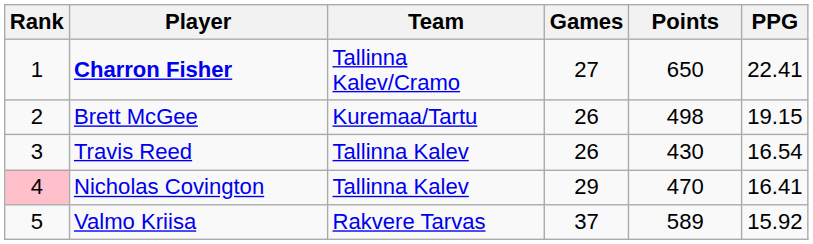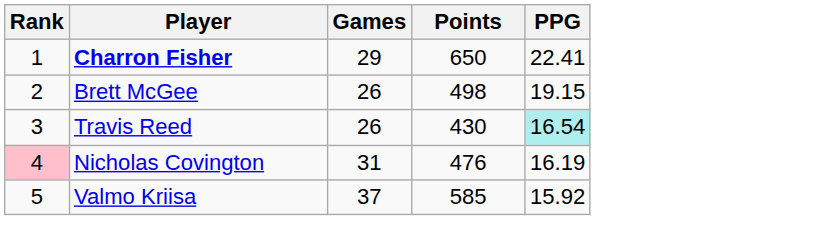- column: (436, 22)
(587, 69) 27 -> (369, 57) 29
(775, 151) no background -> (558, 127) paleturquoise background
(587, 186) 29 -> (369, 162) 31
(685, 186) 470 -> (468, 162) 476
(775, 186) 16.41 -> (558, 162) 16.19
(685, 221) 589 -> (468, 197) 585
